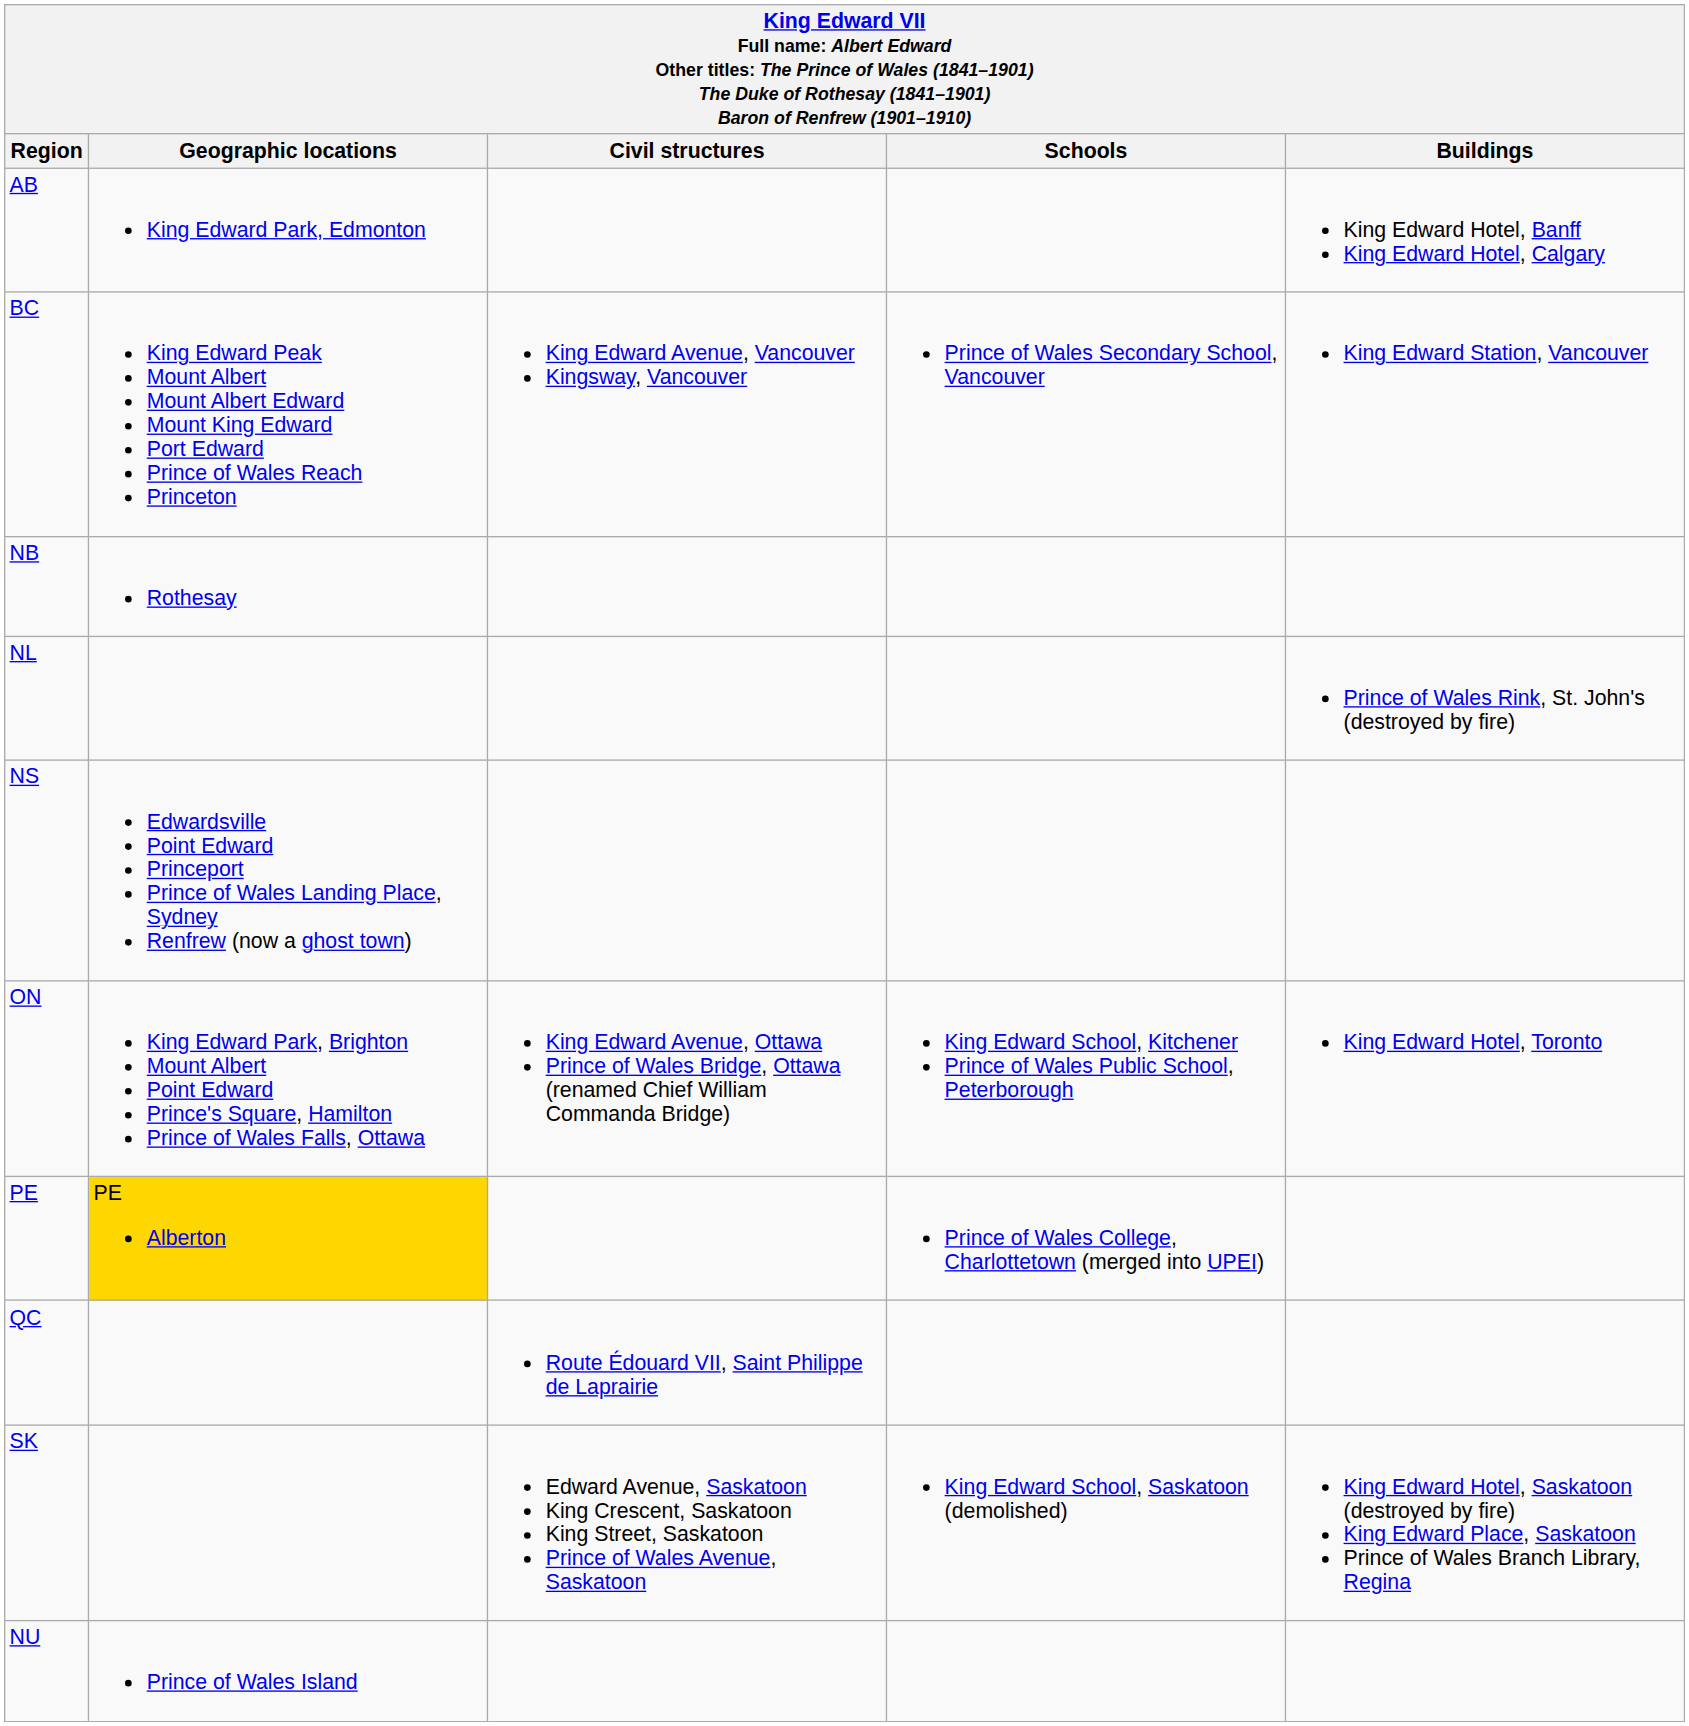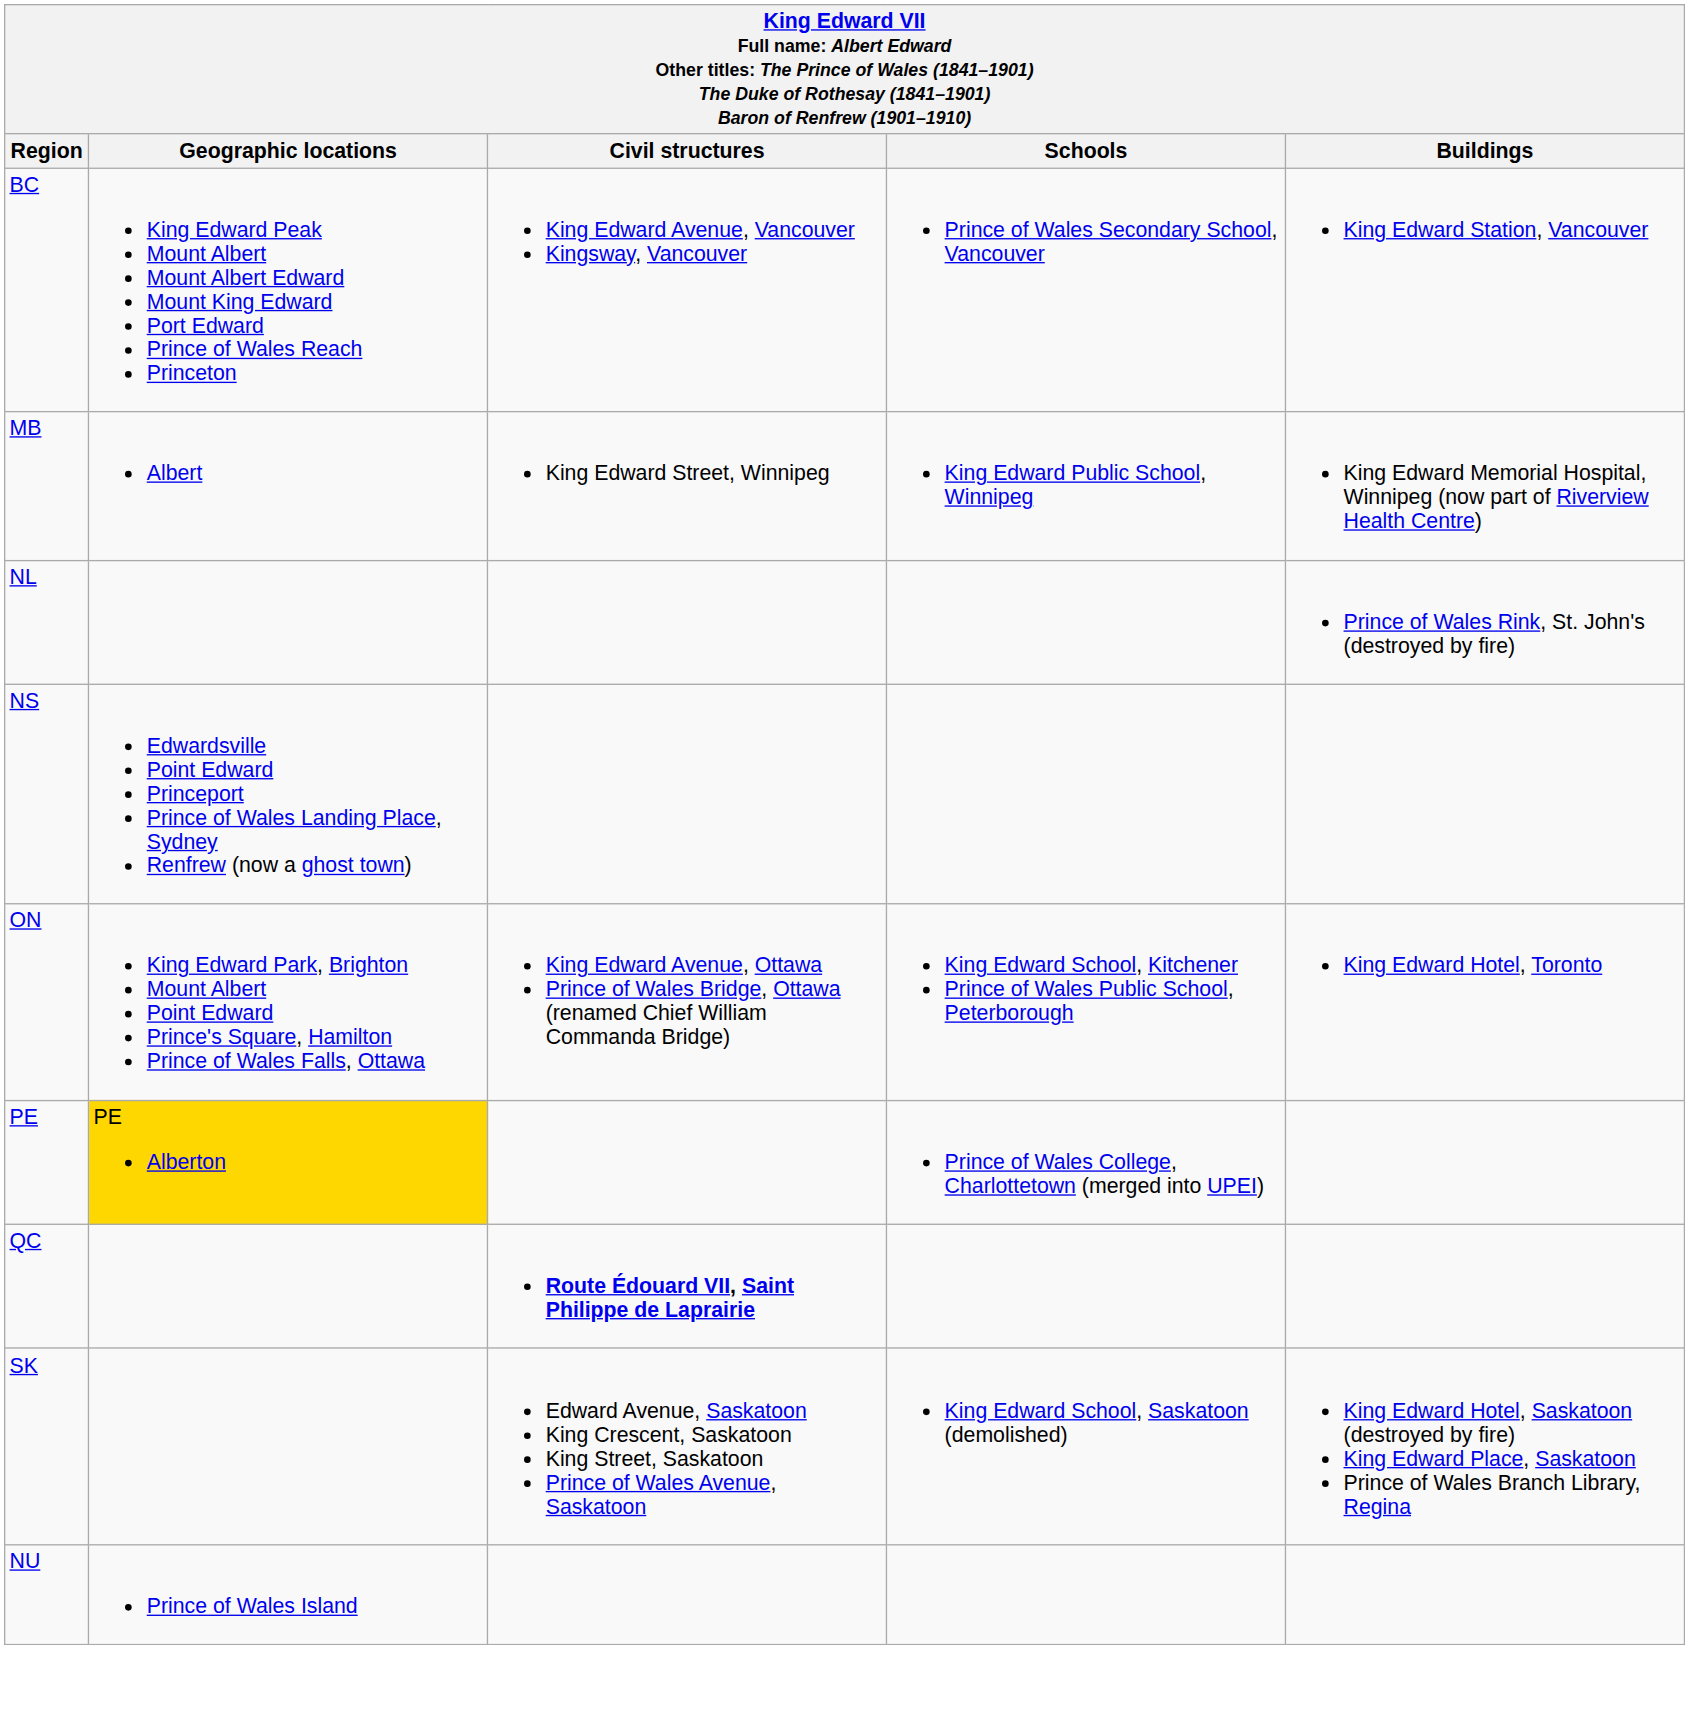- row: (24, 184)
+ row: (26, 428)
- row: (24, 552)
(687, 1375) normal -> (687, 1298) bold
